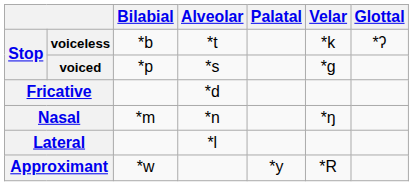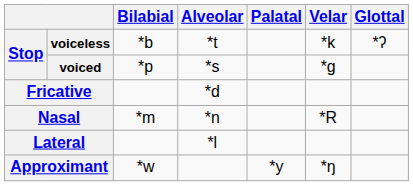(328, 117) *ŋ -> (328, 117) *R
(328, 167) *R -> (328, 167) *ŋ
